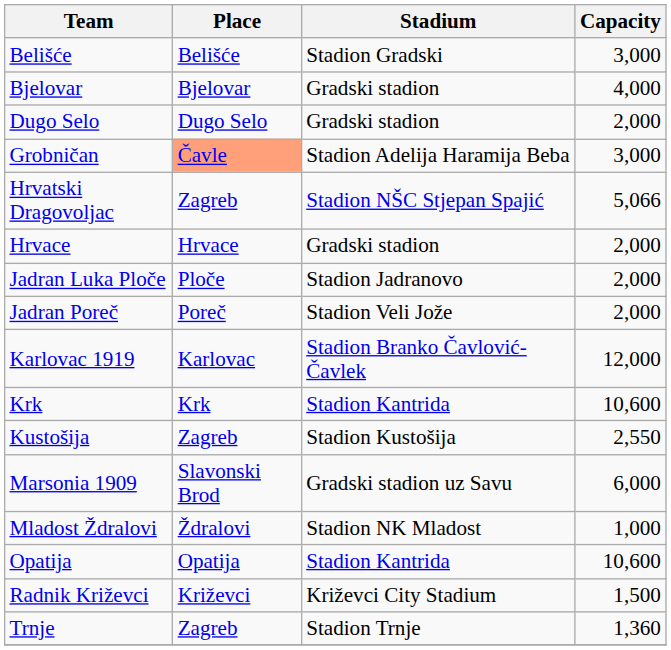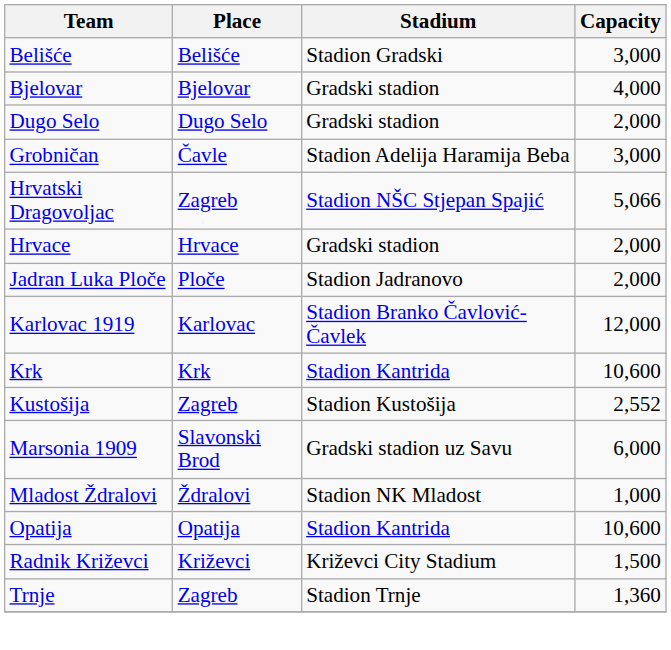(202, 155) lightsalmon background -> (202, 155) no background
- row: (64, 312)
(637, 437) 2,550 -> (637, 403) 2,552
